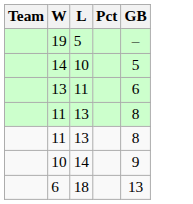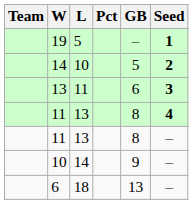+ column: (169, 16)
